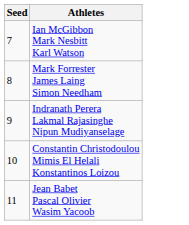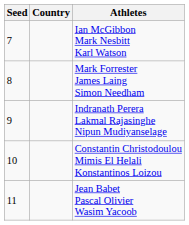+ column: (51, 12)
